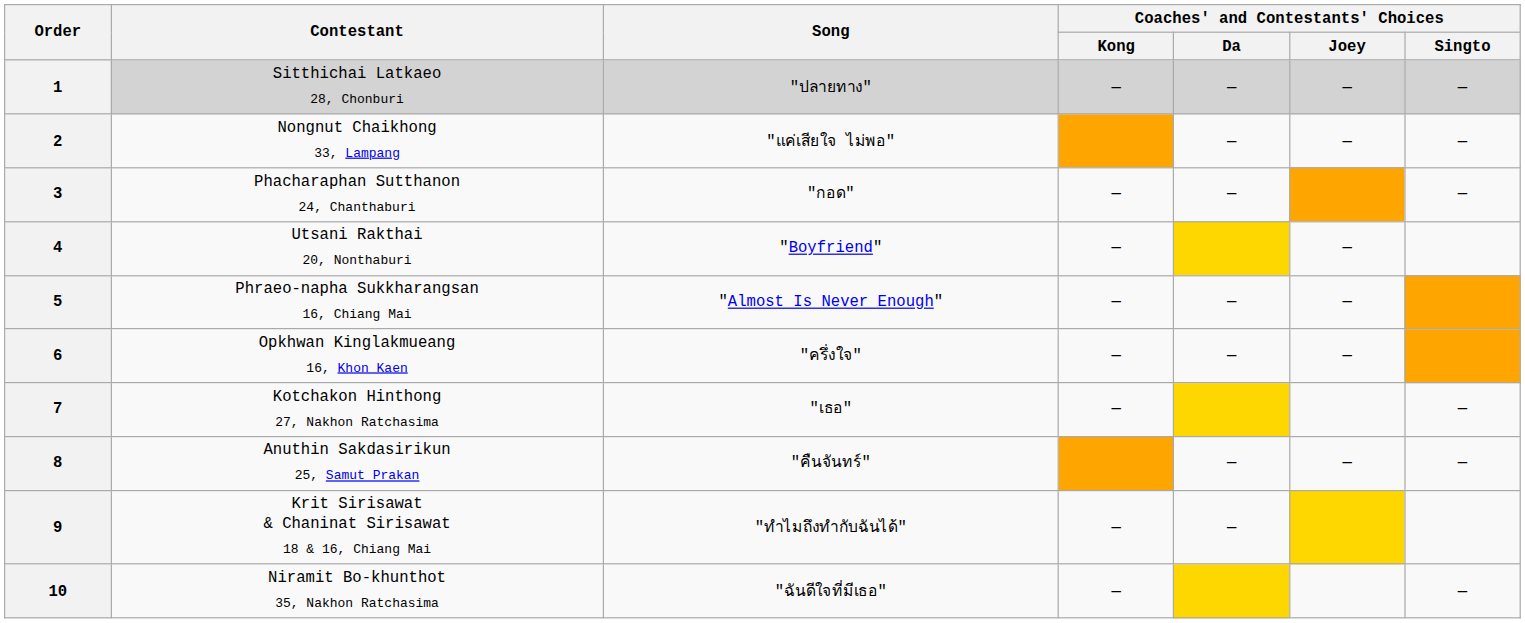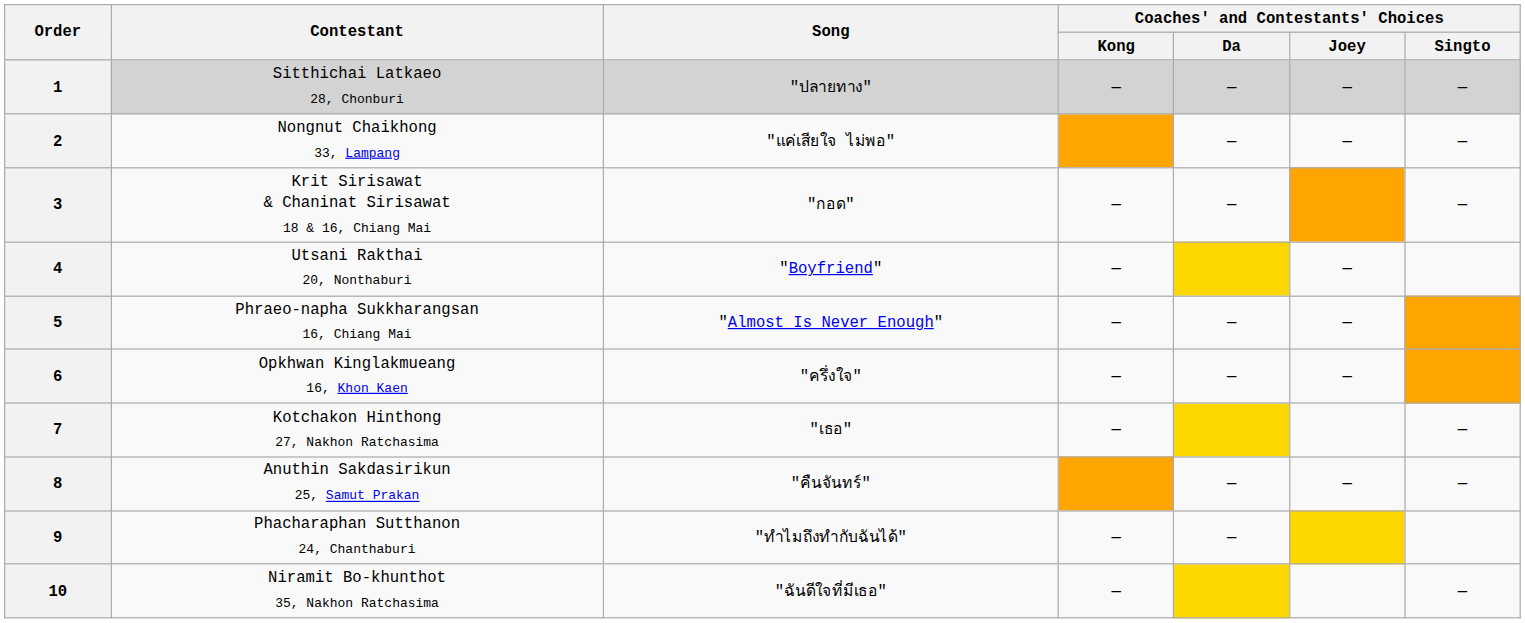(357, 193) Phacharaphan Sutthanon 24, Chanthaburi -> (357, 204) Krit Sirisawat & Chaninat Sirisawat 18 & 16, Chiang Mai
(357, 526) Krit Sirisawat & Chaninat Sirisawat 18 & 16, Chiang Mai -> (357, 536) Phacharaphan Sutthanon 24, Chanthaburi
